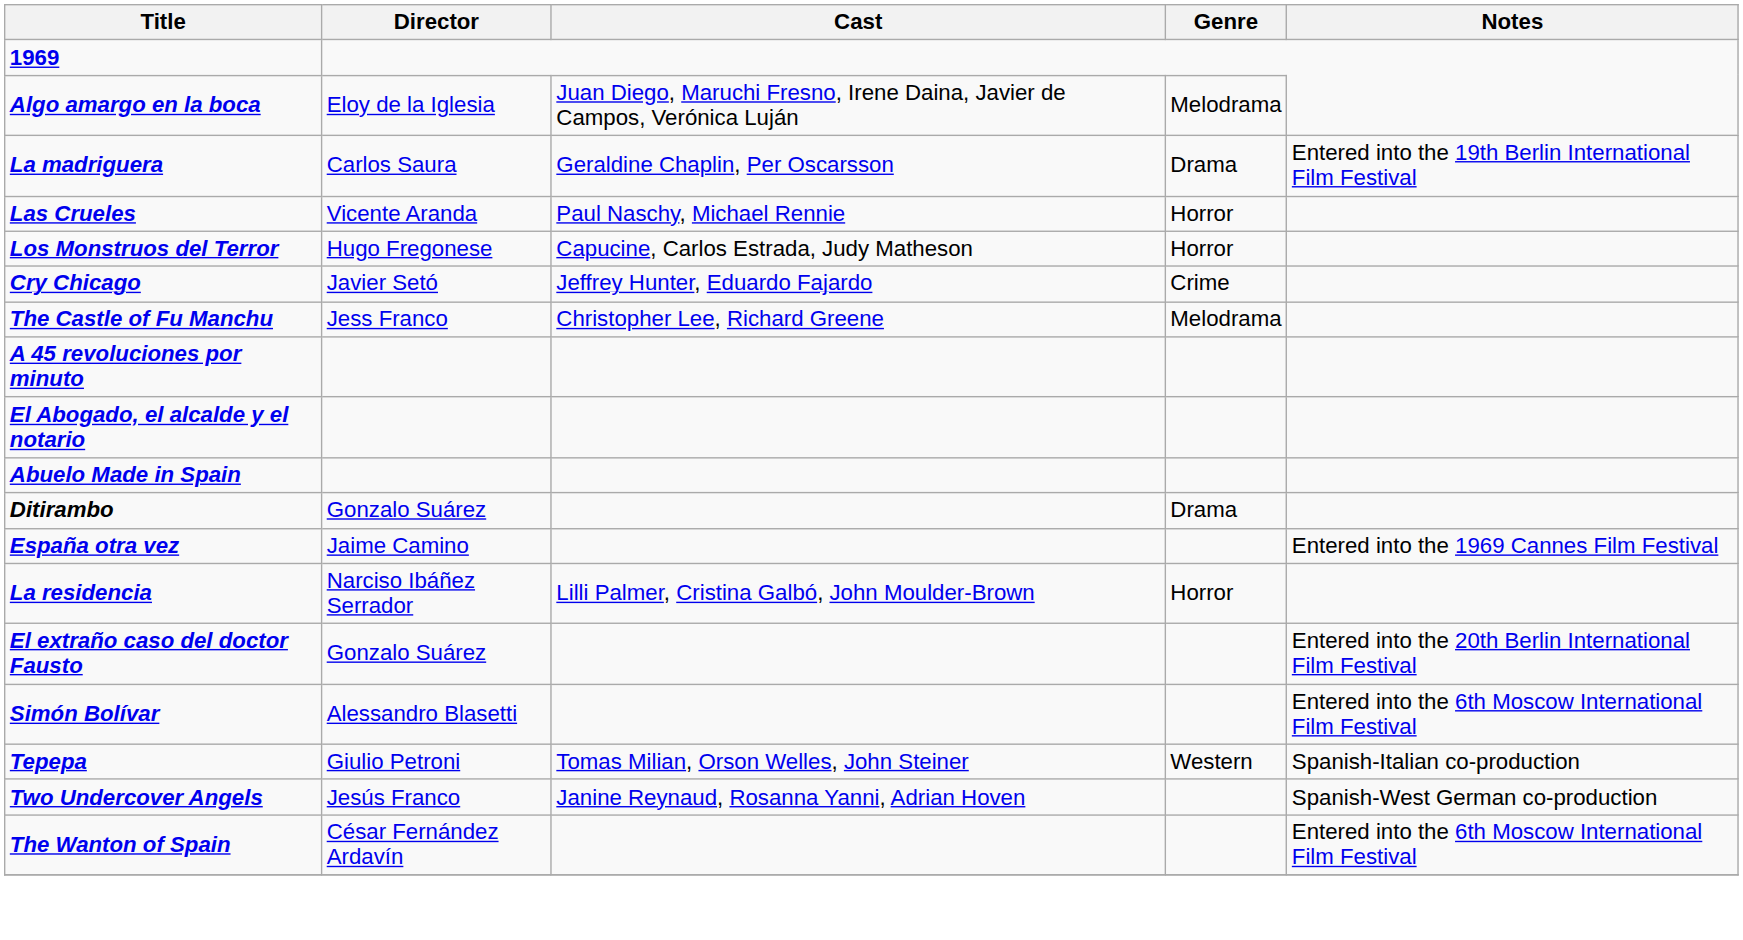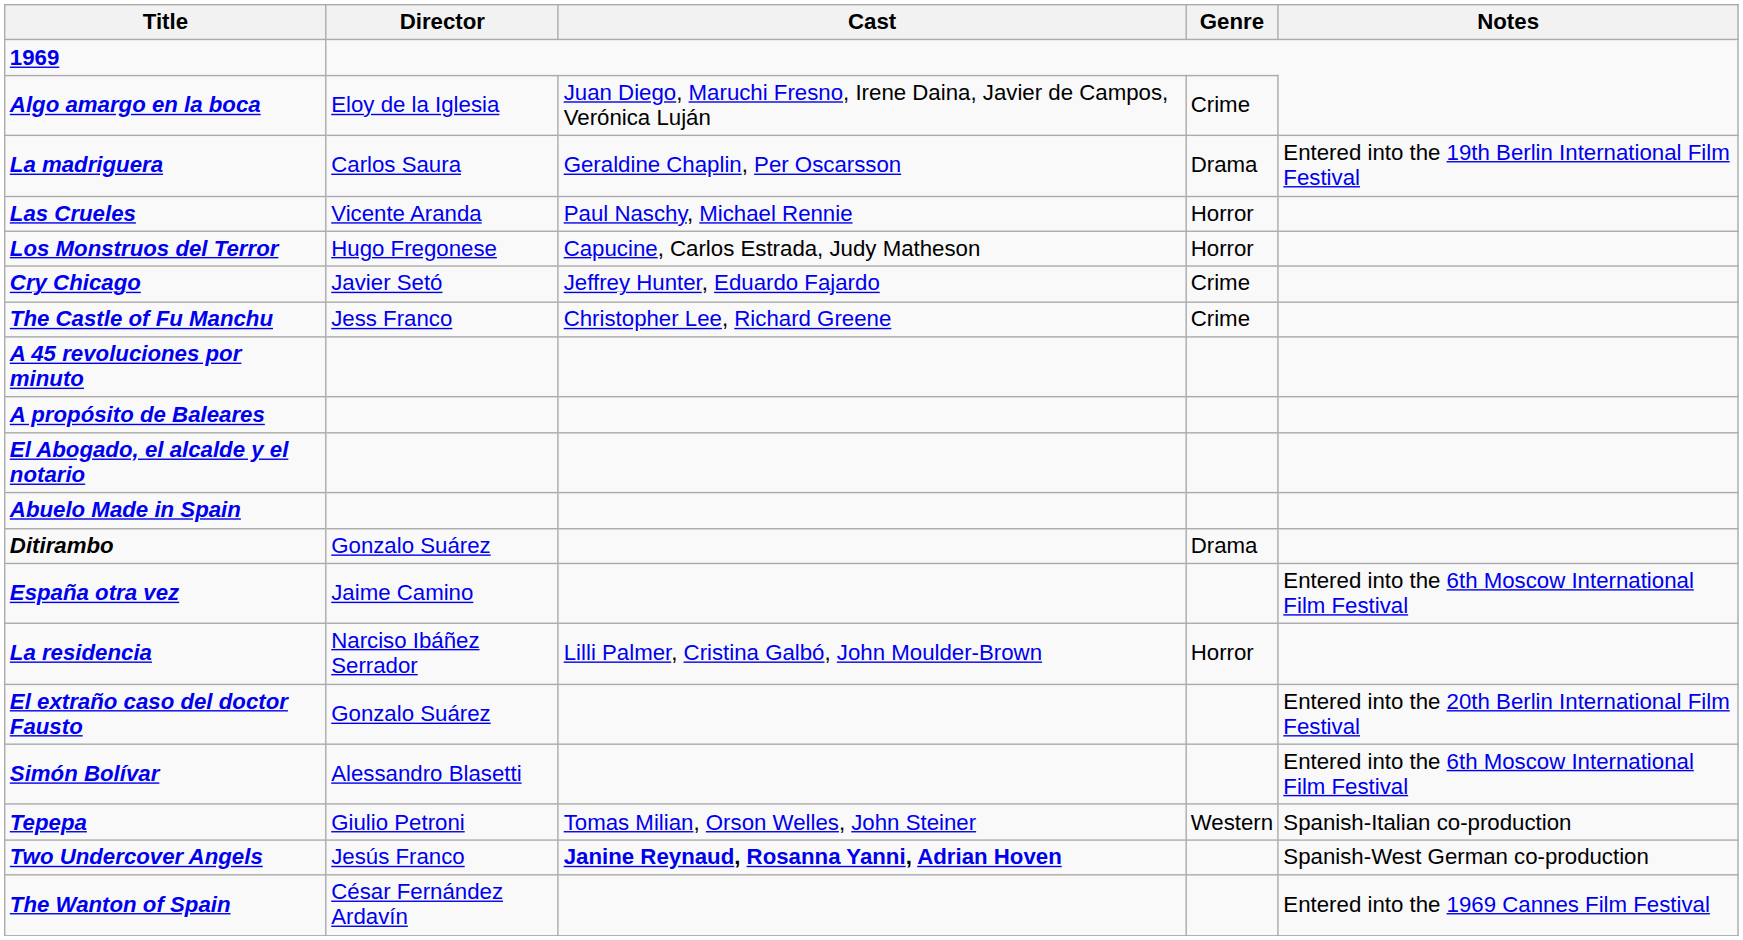(1226, 105) Melodrama -> (1220, 105) Crime
(1226, 319) Melodrama -> (1220, 319) Crime
+ row: (137, 414)
(1505, 545) Entered into the 1969 Cannes Film Festival -> (1489, 593) Entered into the 6th Moscow International Film Festival
(791, 796) normal -> (813, 857) bold
(1497, 844) Entered into the 6th Moscow International Film Festival -> (1497, 904) Entered into the 1969 Cannes Film Festival
